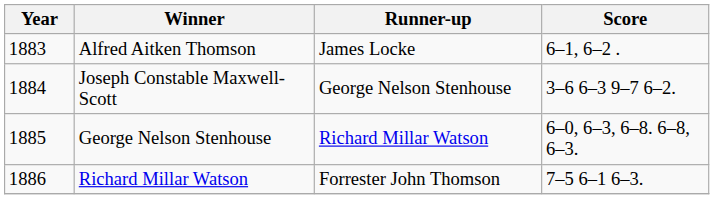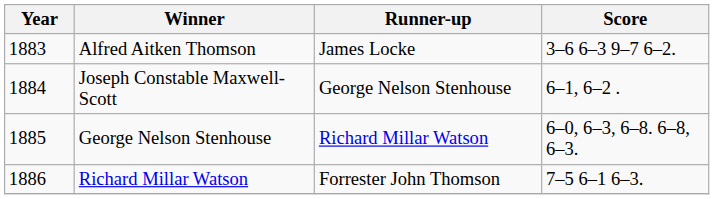(583, 48) 6–1, 6–2 . -> (611, 48) 3–6 6–3 9–7 6–2.
(611, 88) 3–6 6–3 9–7 6–2. -> (583, 88) 6–1, 6–2 .
